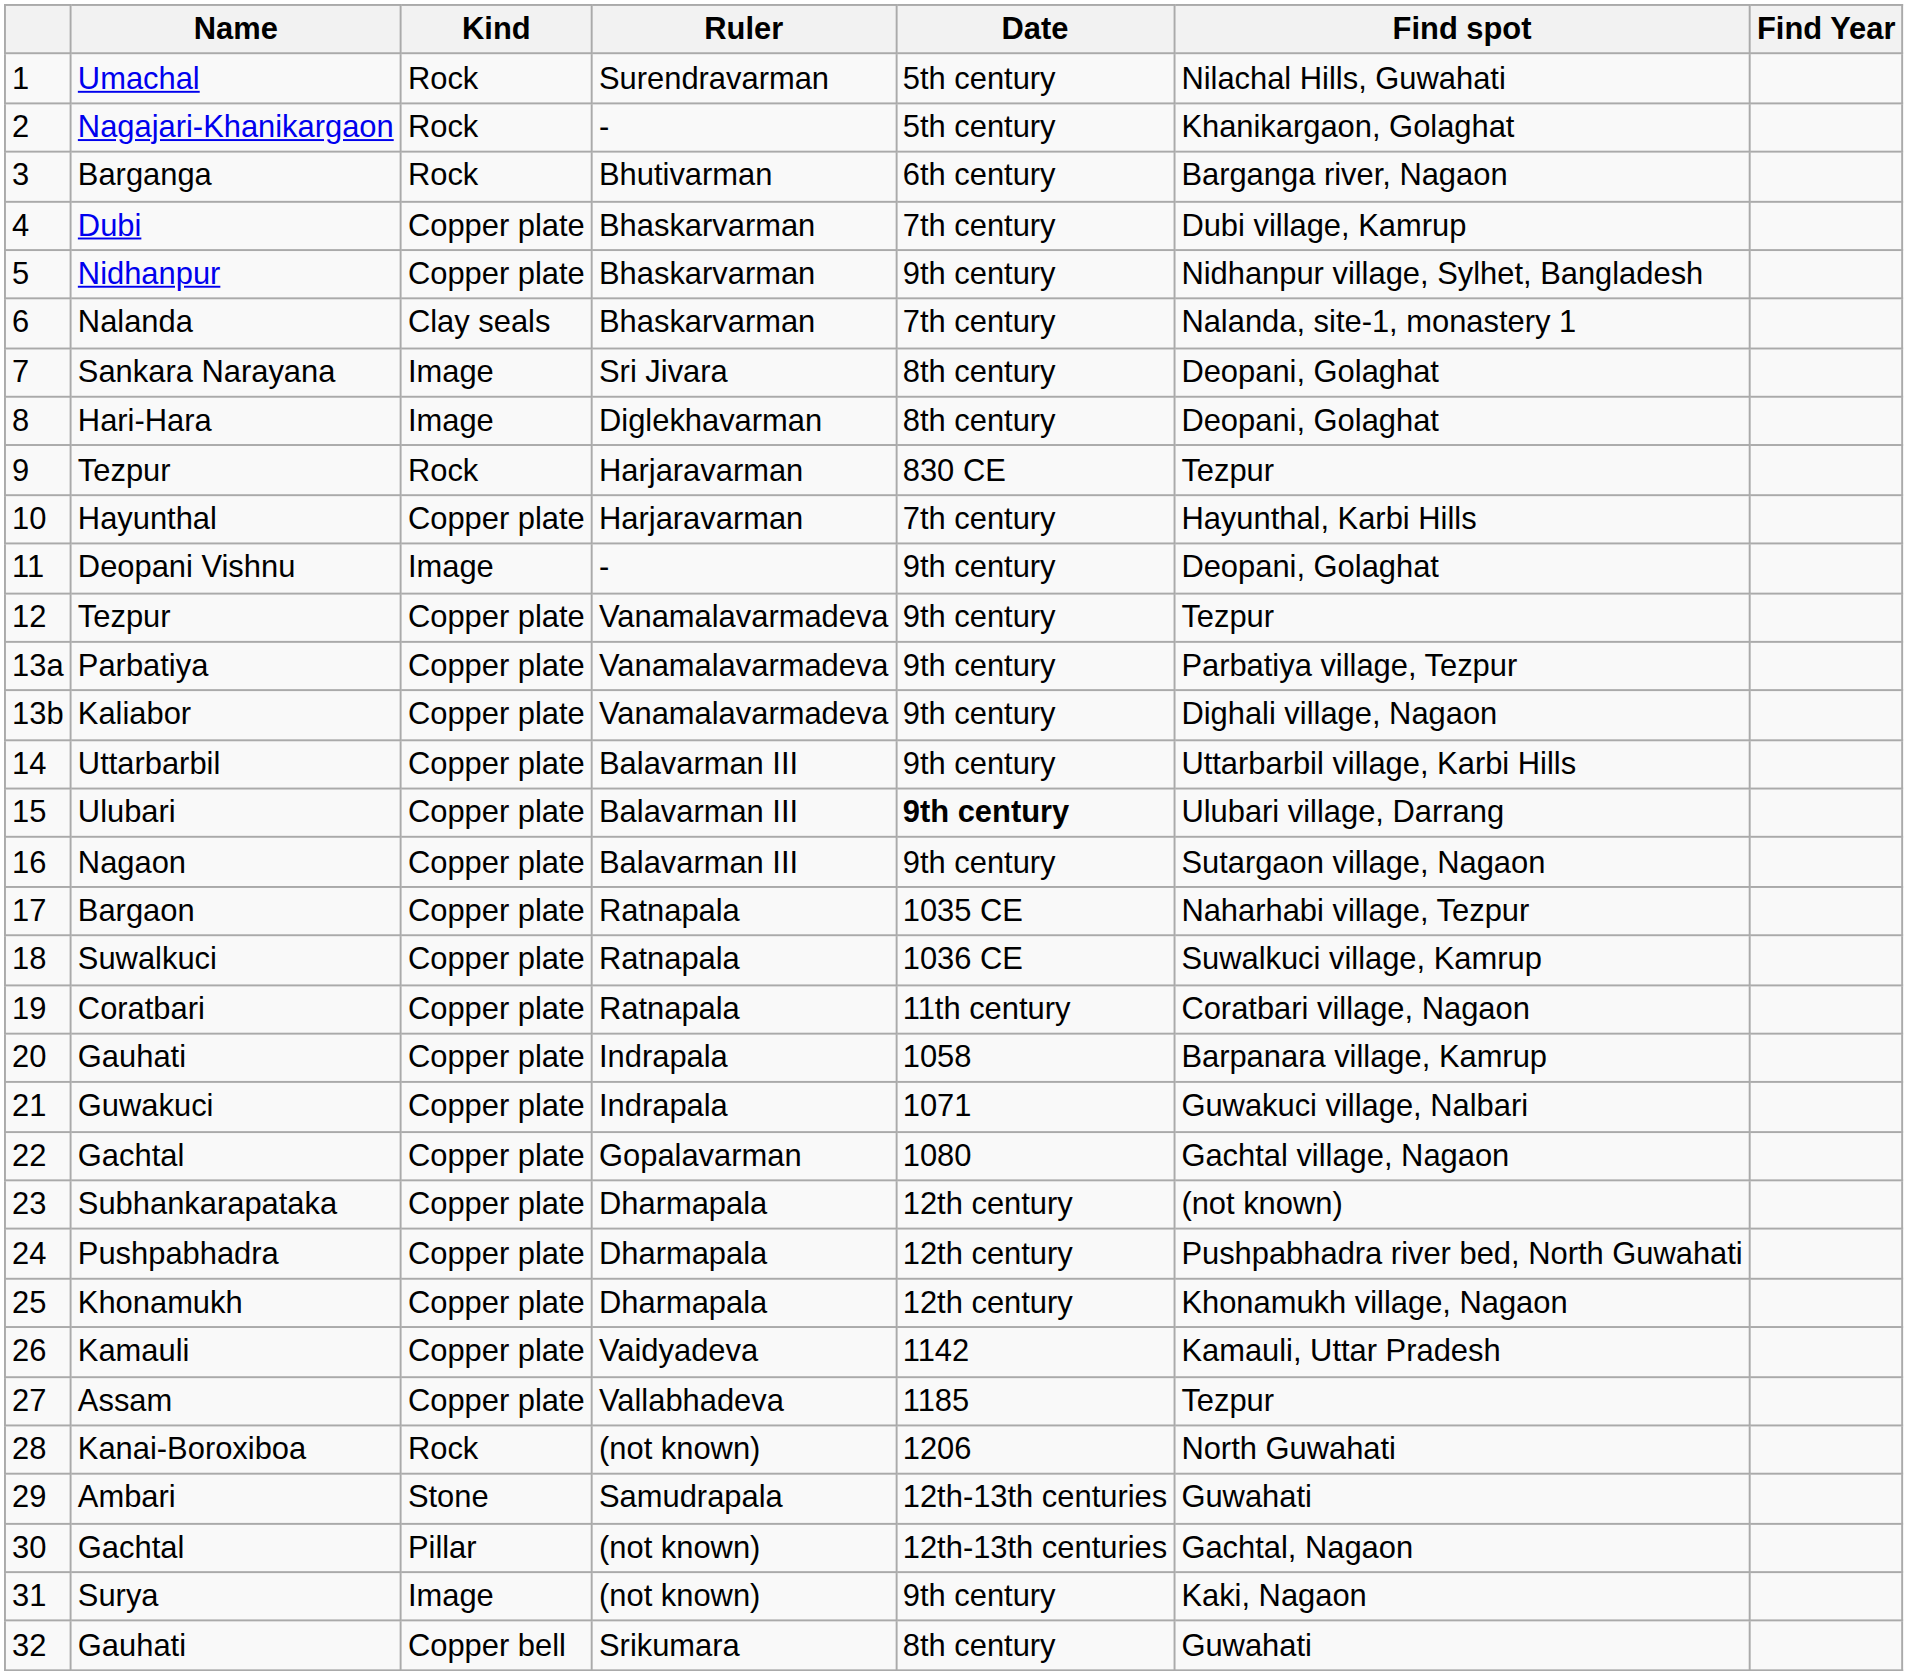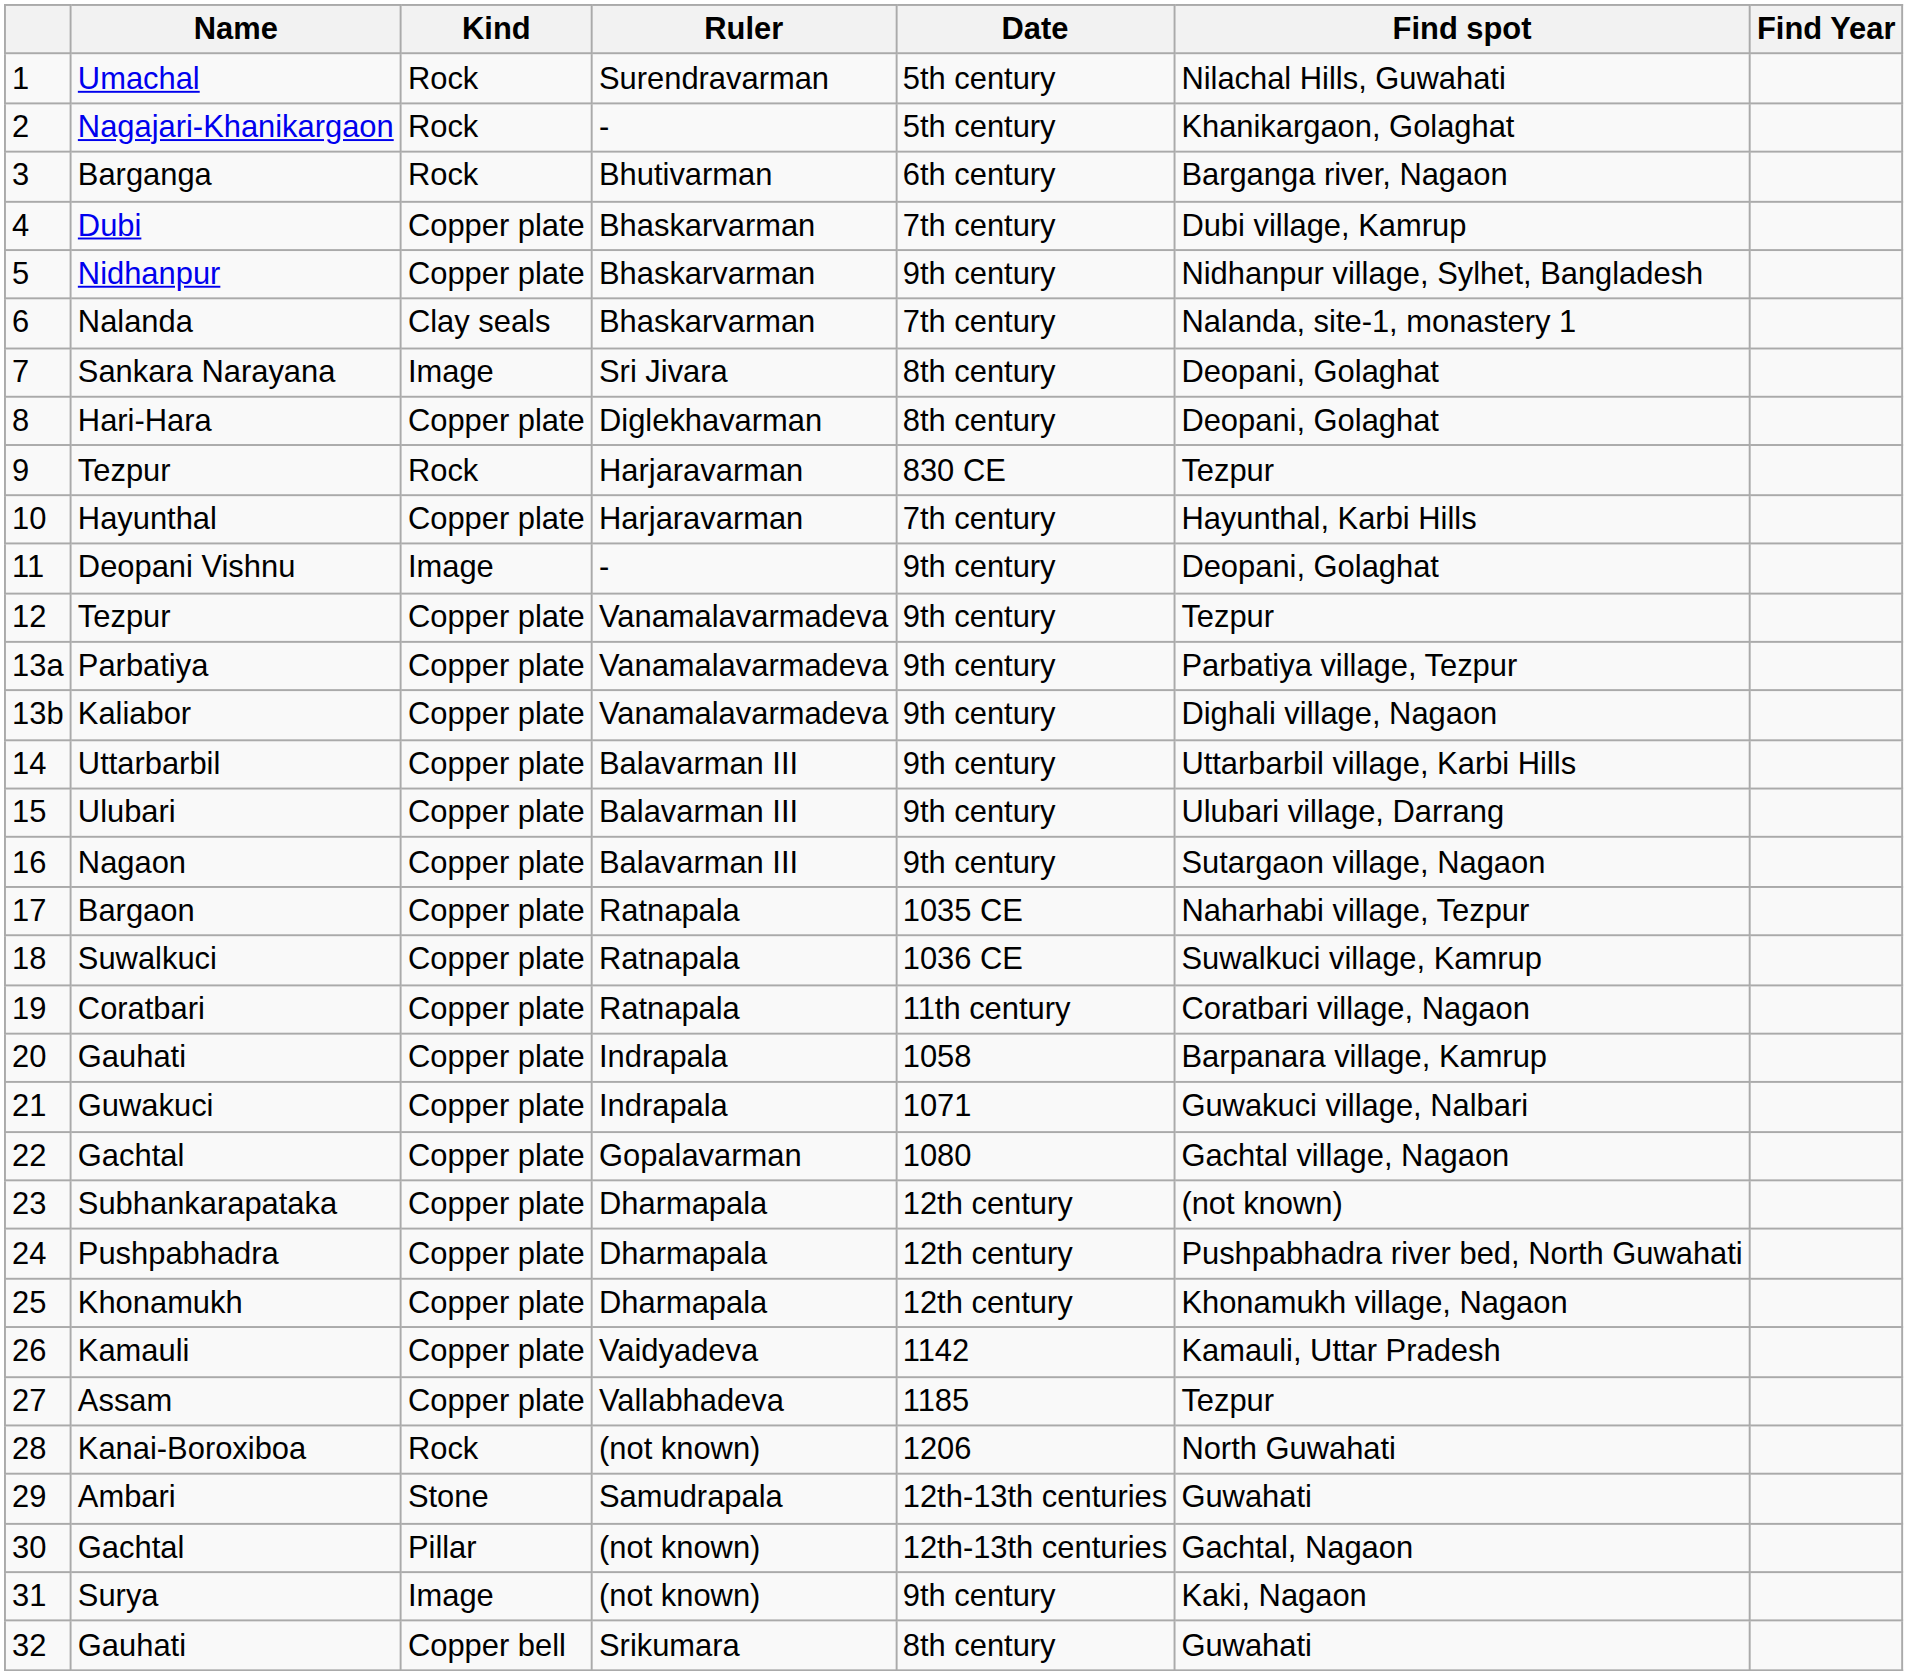(451, 420) Image -> (496, 420) Copper plate
(986, 812) bold -> (979, 812) normal
